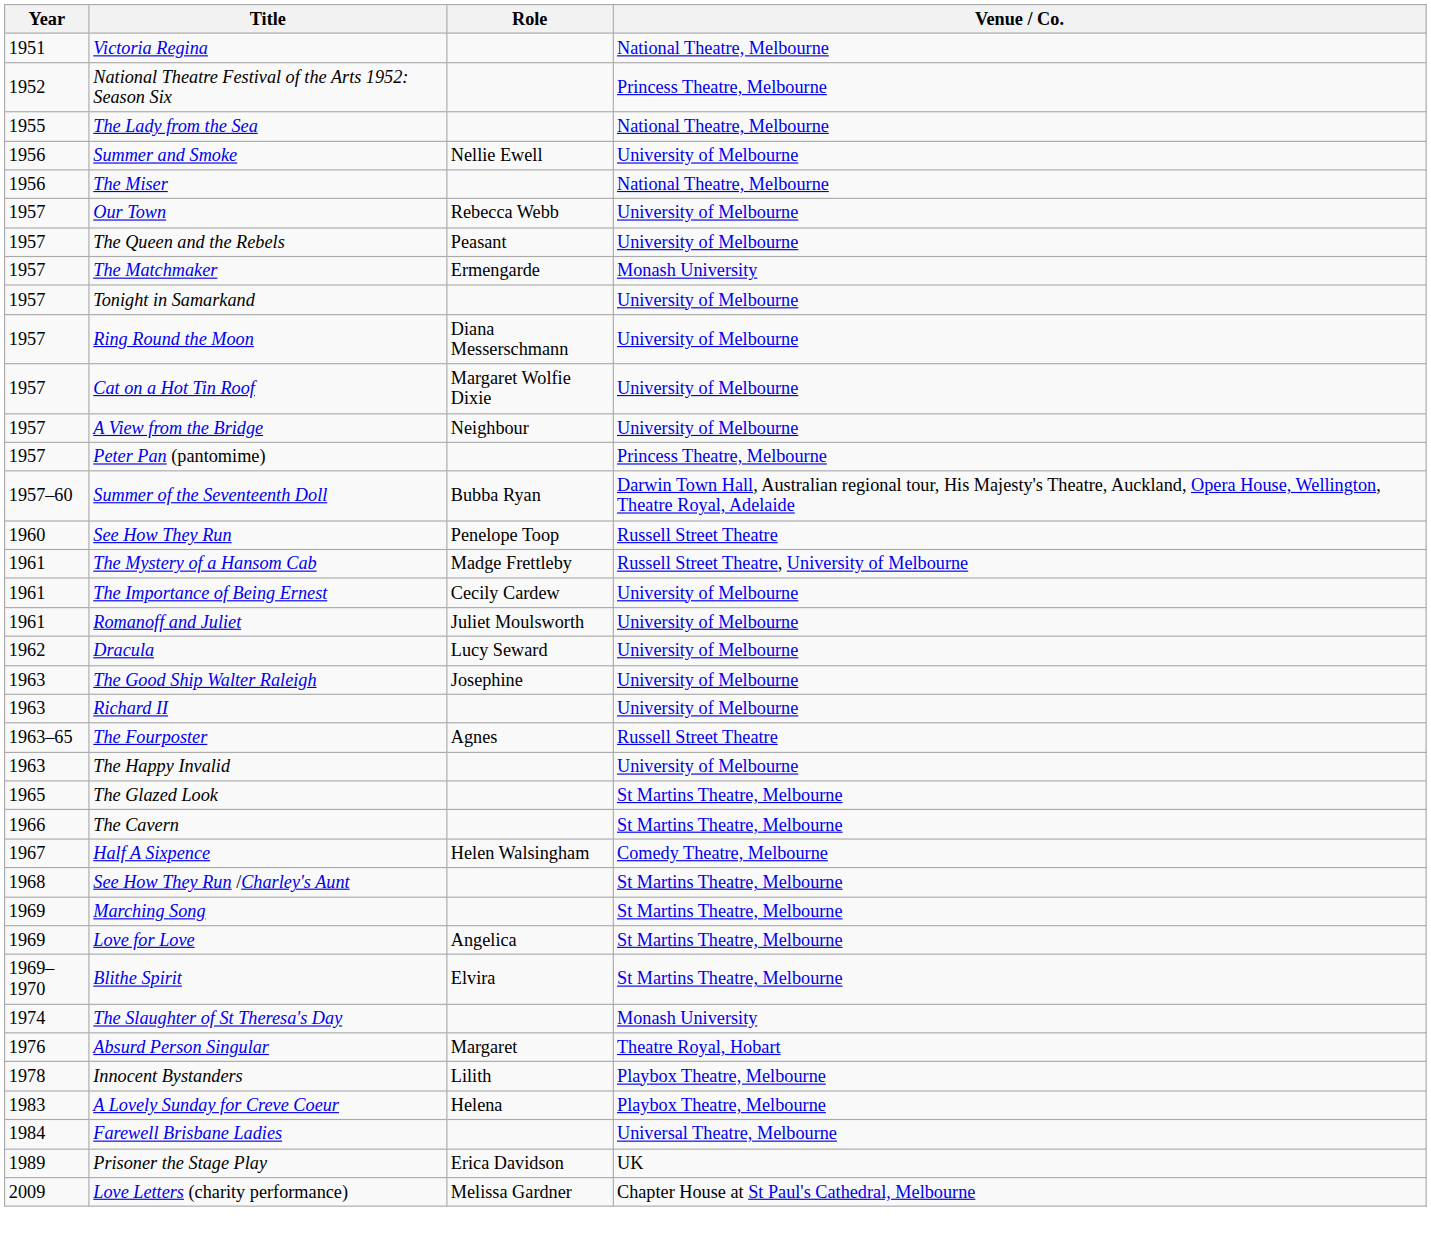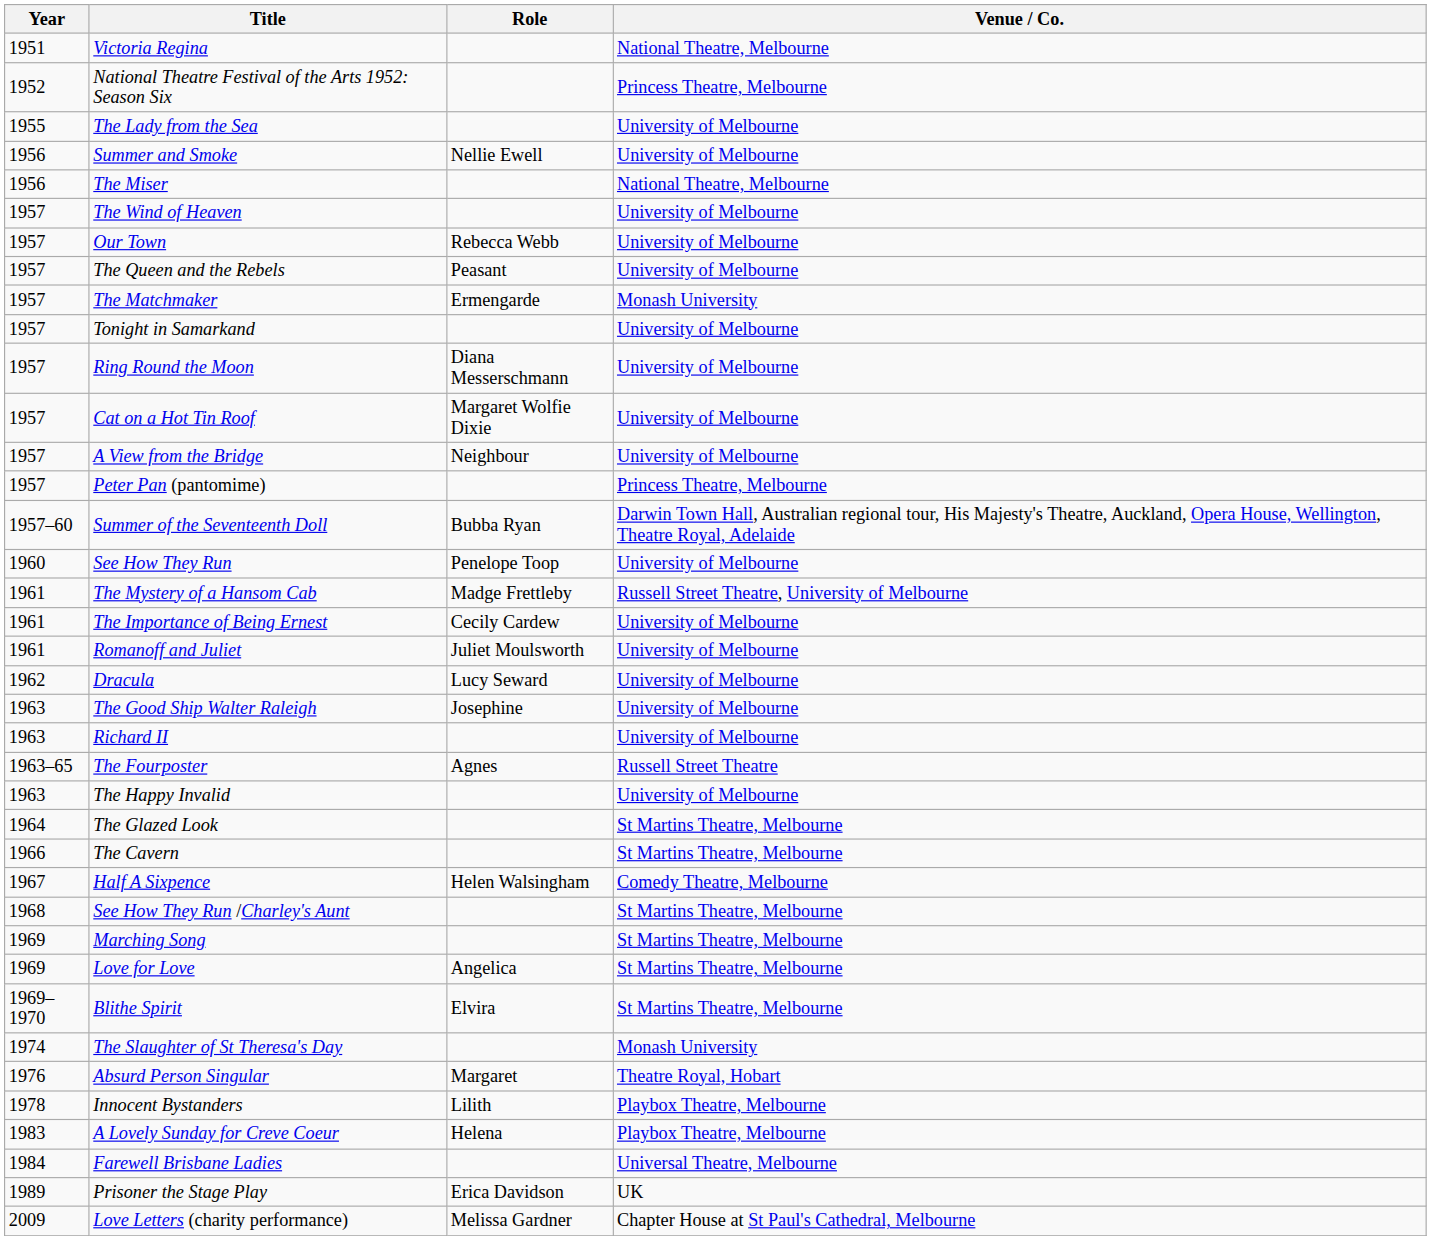(723, 126) National Theatre, Melbourne -> (708, 126) University of Melbourne
+ row: (167, 213)
(697, 534) Russell Street Theatre -> (708, 563) University of Melbourne
(27, 795) 1965 -> (27, 824) 1964
